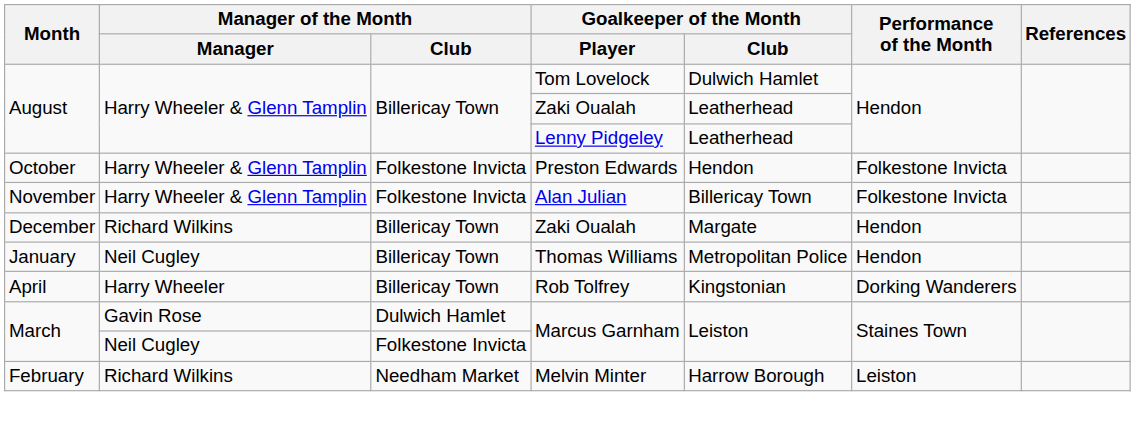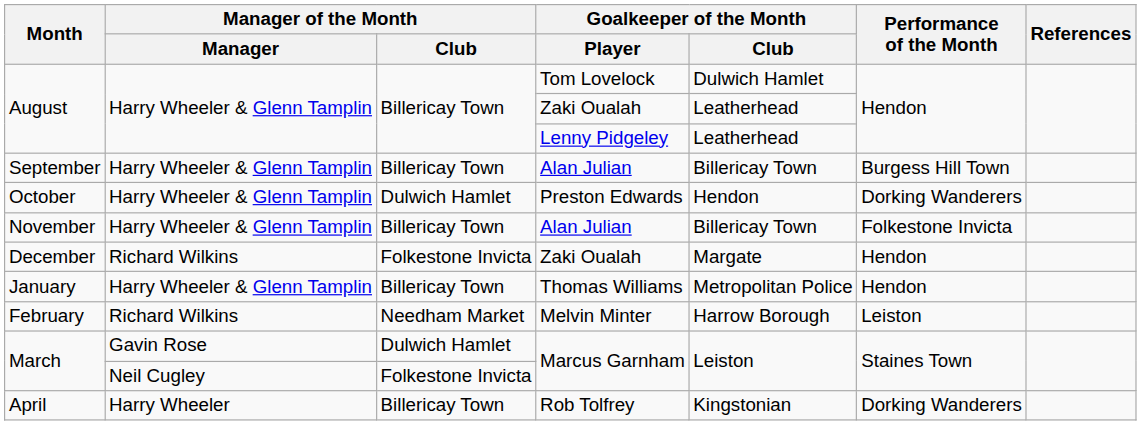+ row: (55, 167)
(451, 167) Folkestone Invicta -> (446, 197) Dulwich Hamlet
(931, 167) Folkestone Invicta -> (941, 197) Dorking Wanderers
(451, 197) Folkestone Invicta -> (442, 227) Billericay Town
(437, 227) Billericay Town -> (456, 256) Folkestone Invicta
(152, 256) Neil Cugley -> (241, 286) Harry Wheeler & Glenn Tamplin
rows swapped: (46, 375) <-> (28, 286)
